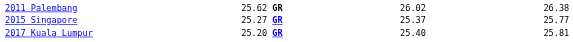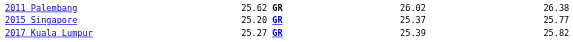(262, 20) 25.27 GR -> (262, 20) 25.20 GR
(262, 33) 25.20 GR -> (262, 33) 25.27 GR
(413, 33) 25.40 -> (413, 33) 25.39
(556, 33) 25.81 -> (556, 33) 25.82
